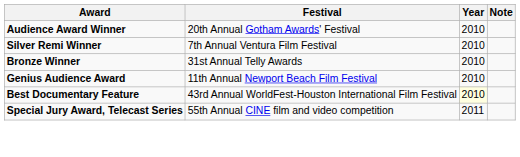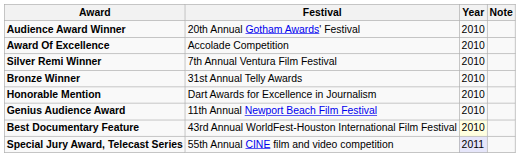+ row: (58, 45)
+ row: (54, 95)
(473, 111) no background -> (473, 144) lavender background
